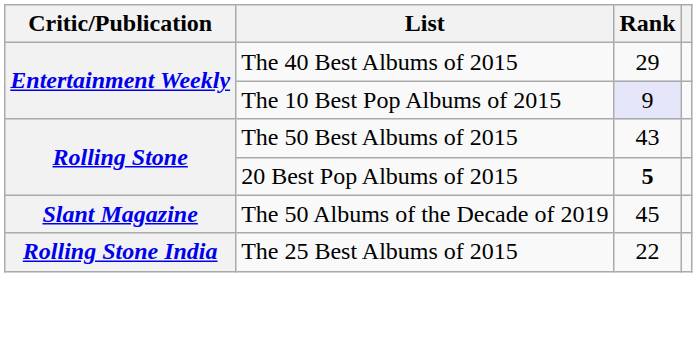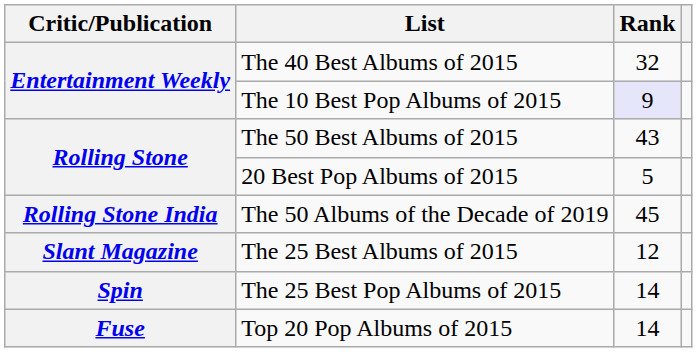(647, 61) 29 -> (647, 61) 32
(647, 175) bold -> (647, 175) normal
(120, 213) Slant Magazine -> (120, 213) Rolling Stone India
(120, 251) Rolling Stone India -> (120, 251) Slant Magazine
(647, 251) 22 -> (647, 251) 12
+ row: (401, 289)
+ row: (377, 328)
